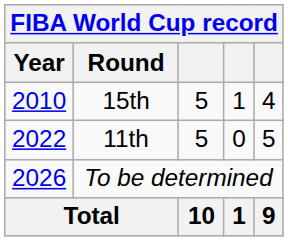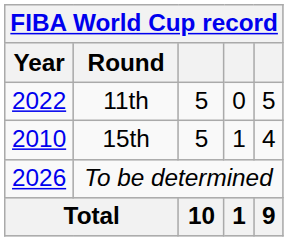rows swapped: (126, 100) <-> (126, 139)
